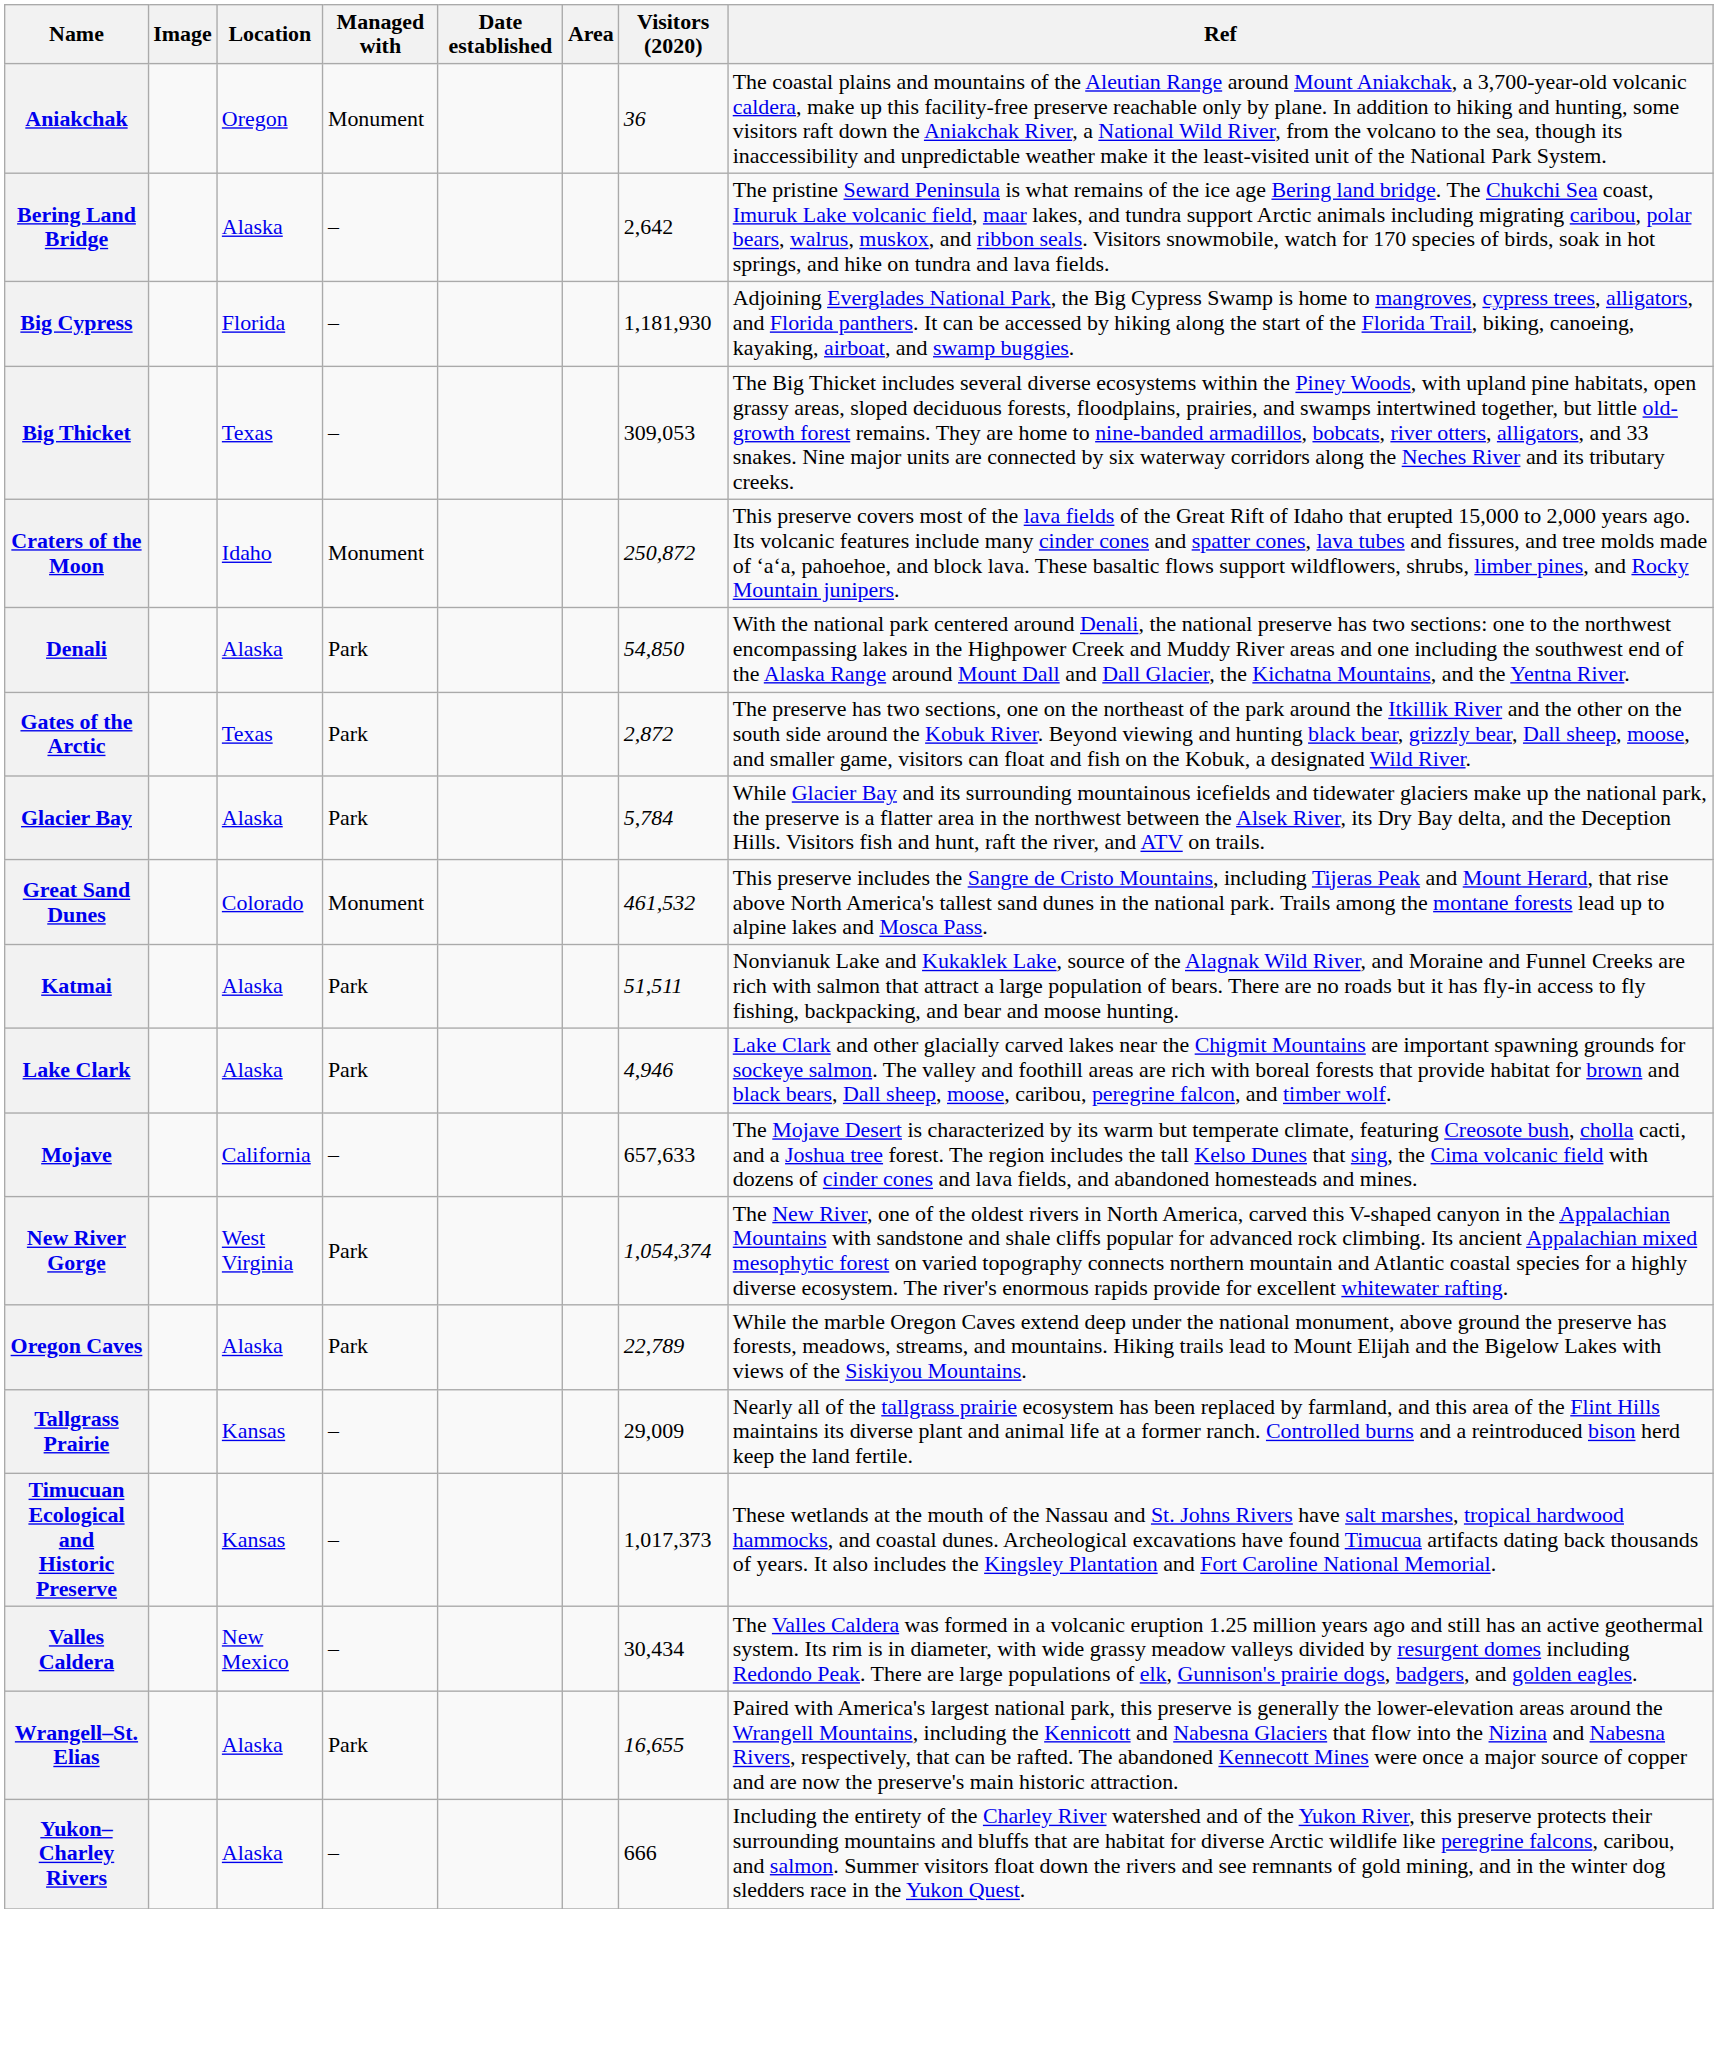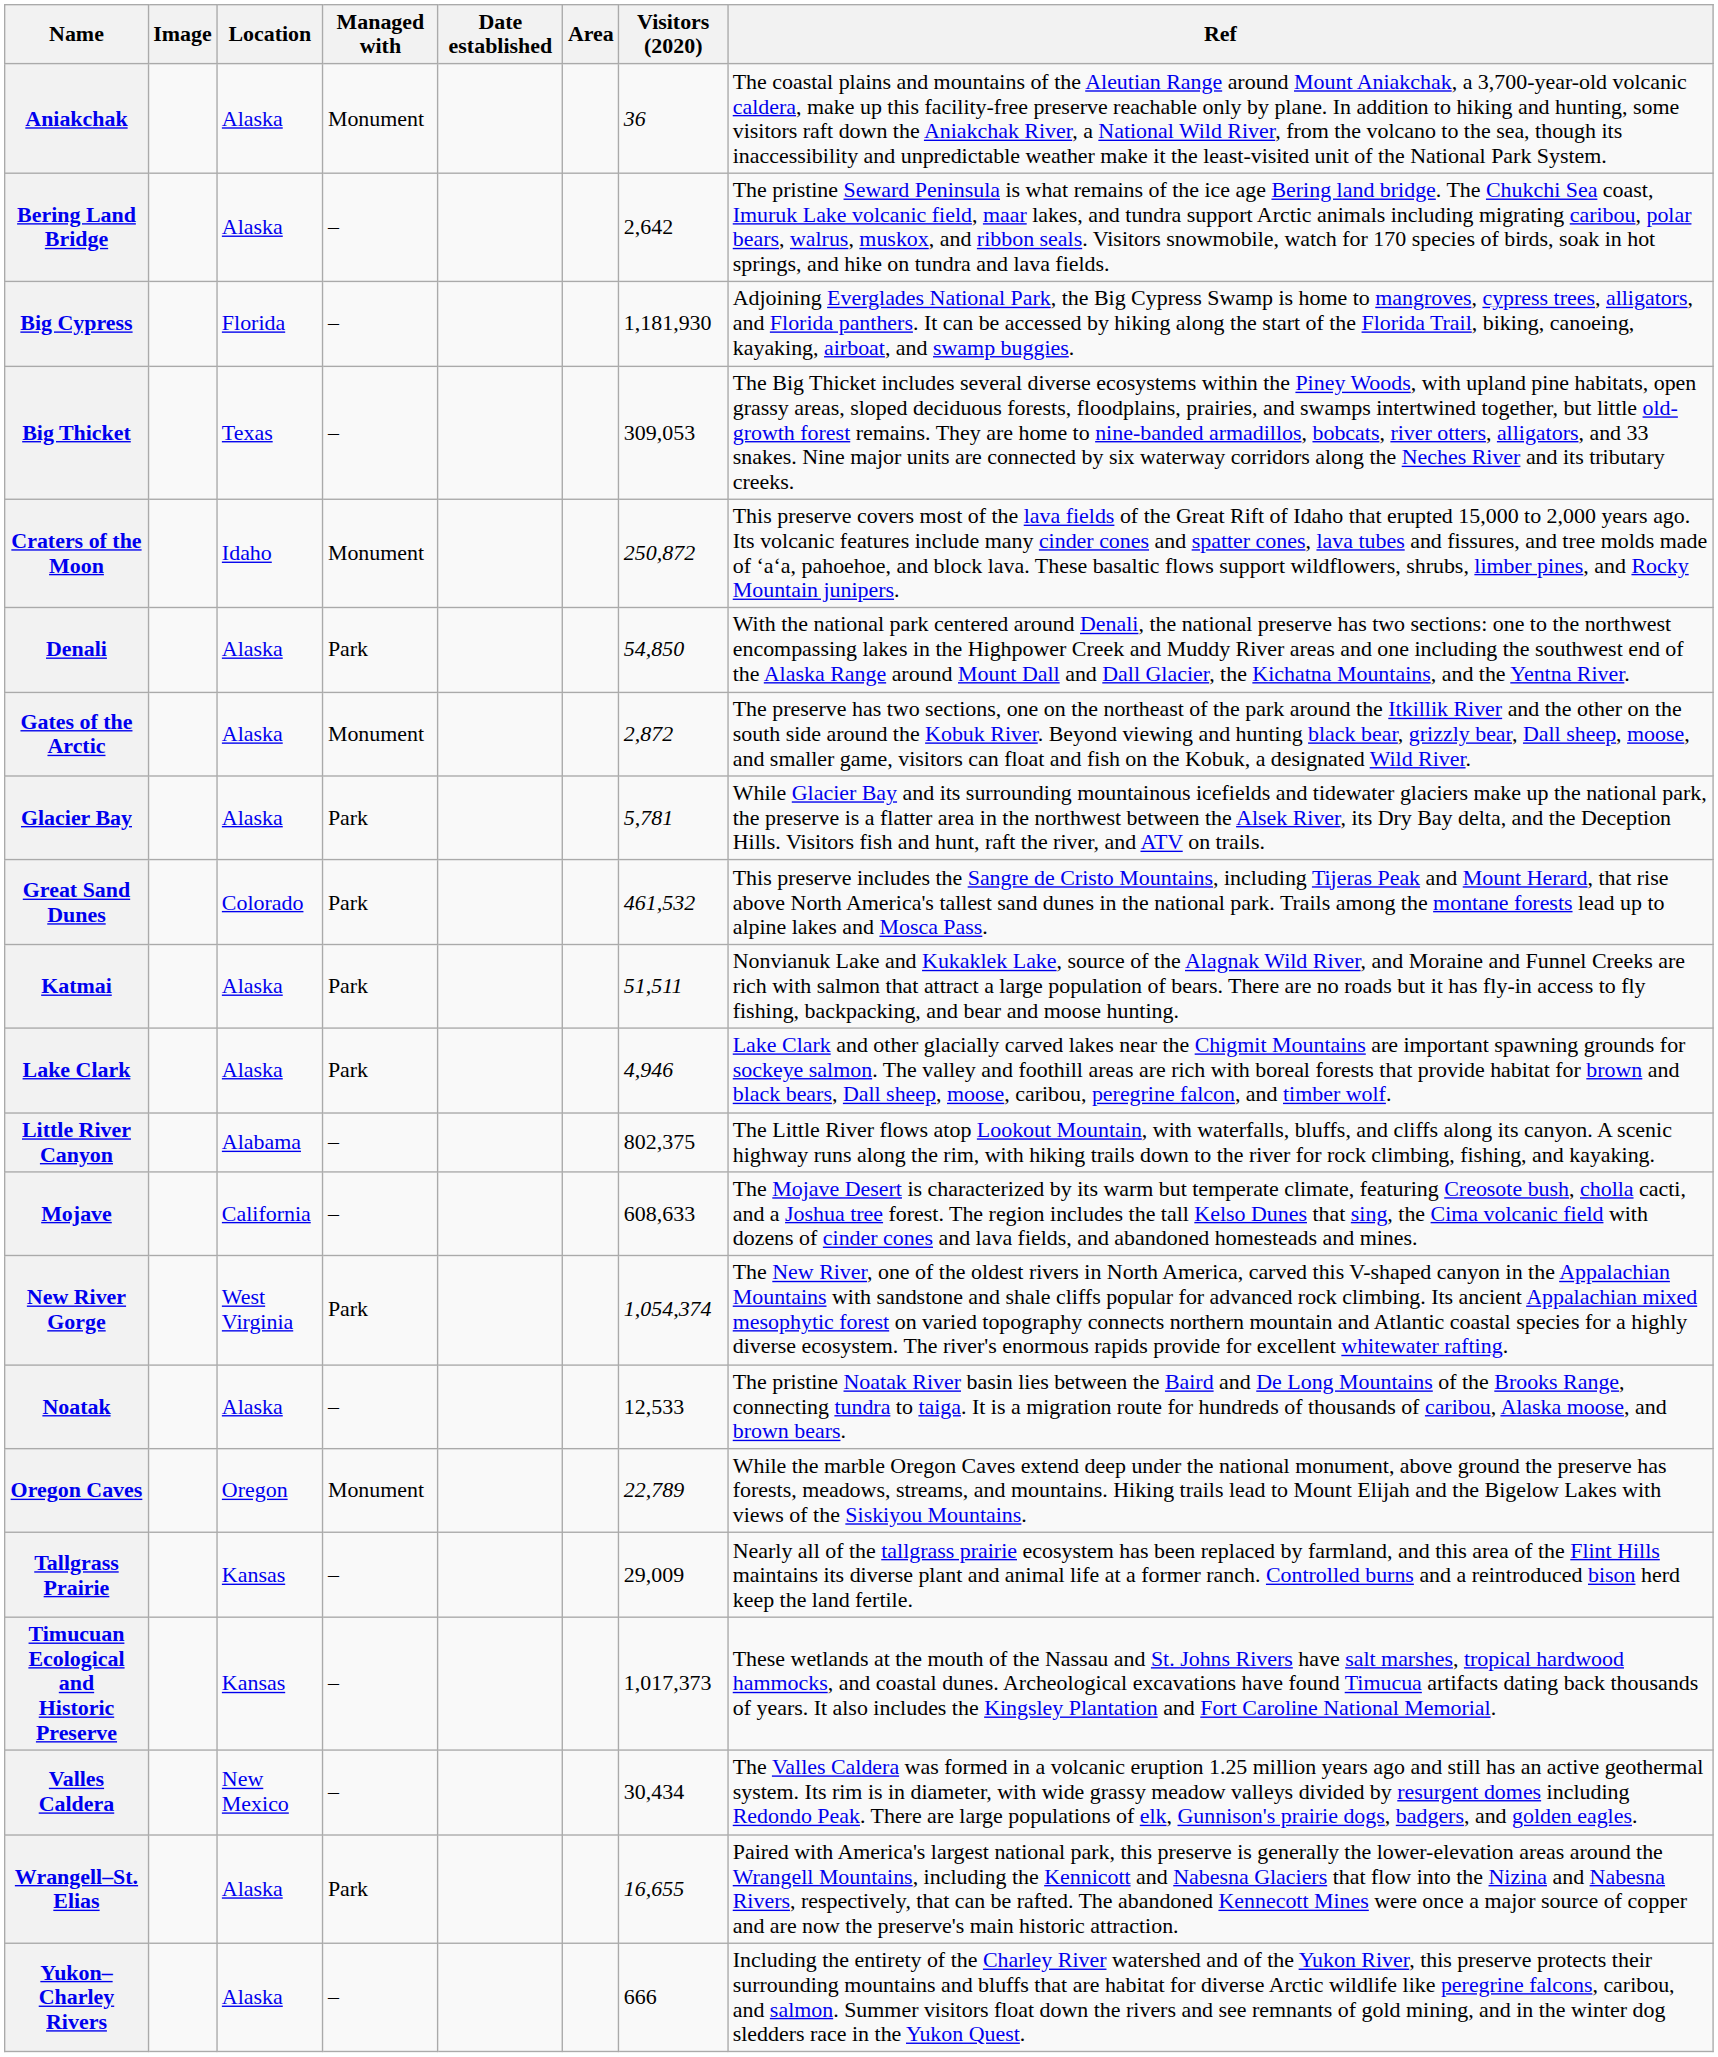(255, 118) Oregon -> (252, 118) Alaska
(247, 733) Texas -> (252, 733) Alaska
(348, 733) Park -> (376, 733) Monument
(649, 817) 5,784 -> (649, 817) 5,781
(376, 901) Monument -> (348, 901) Park
+ row: (76, 1141)
(659, 1154) 657,633 -> (659, 1213) 608,633
+ row: (76, 1406)
(252, 1347) Alaska -> (255, 1490) Oregon
(348, 1347) Park -> (376, 1490) Monument
